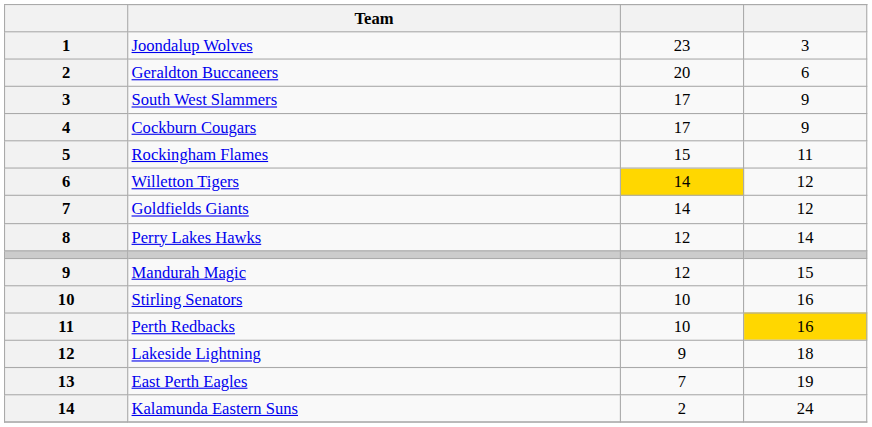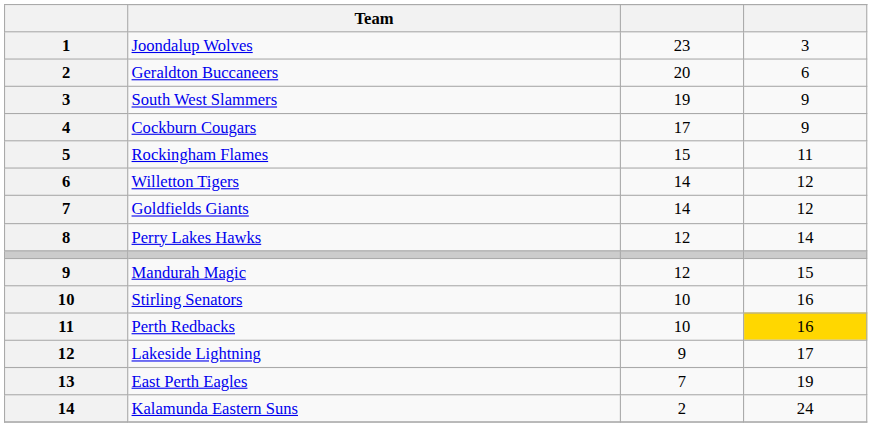(682, 100) 17 -> (682, 100) 19
(682, 182) gold background -> (682, 182) no background
(805, 353) 18 -> (805, 353) 17
